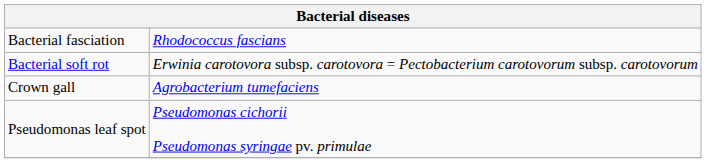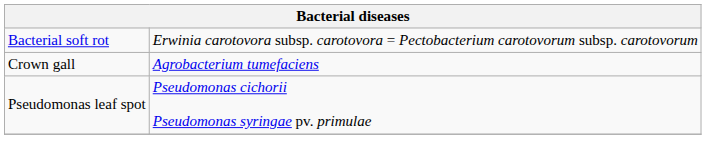- row: (66, 40)
